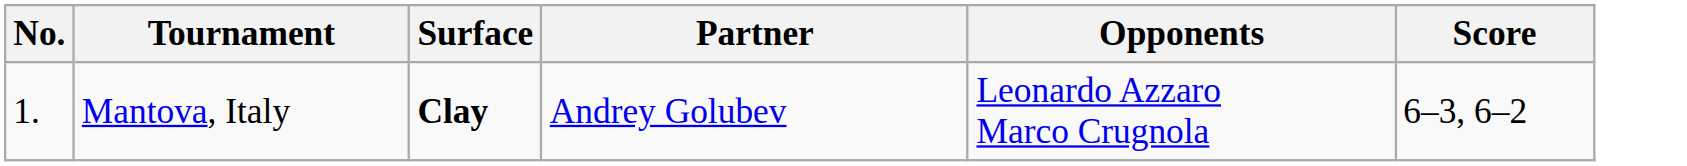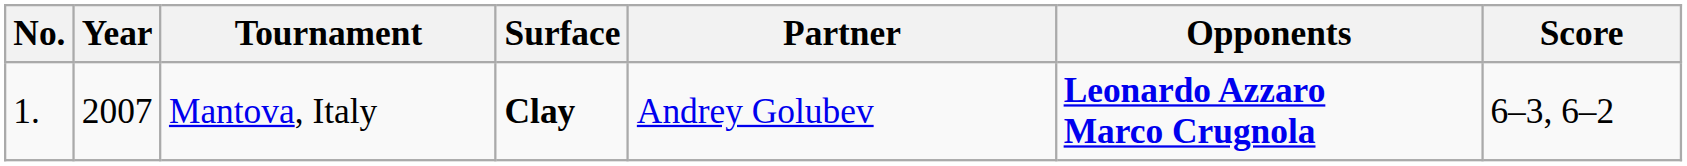+ column: (117, 32)
(1099, 110) normal -> (1194, 110) bold
